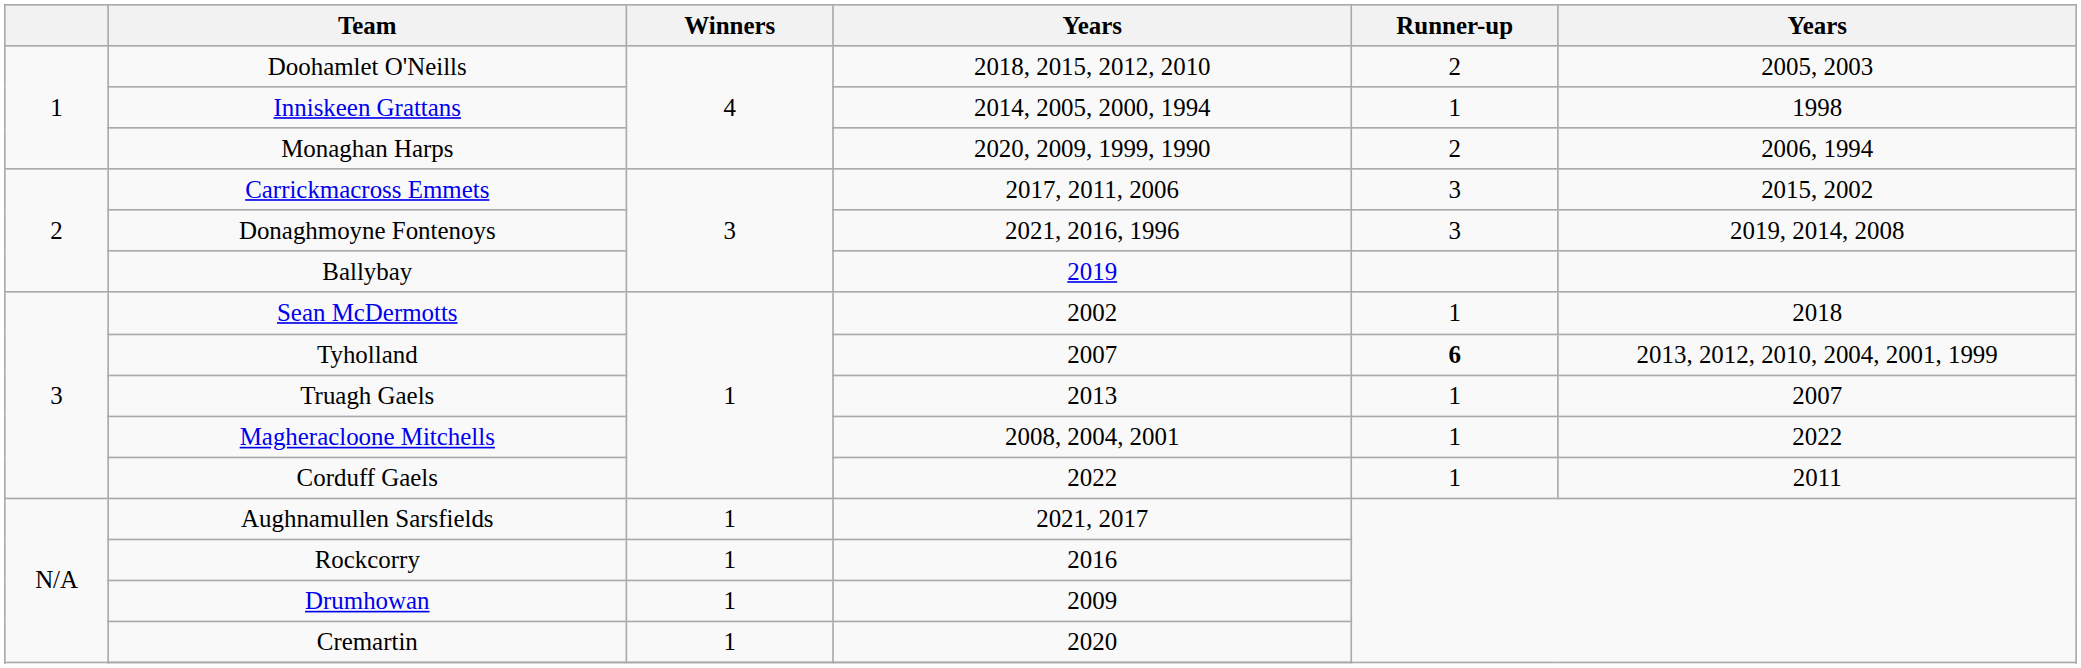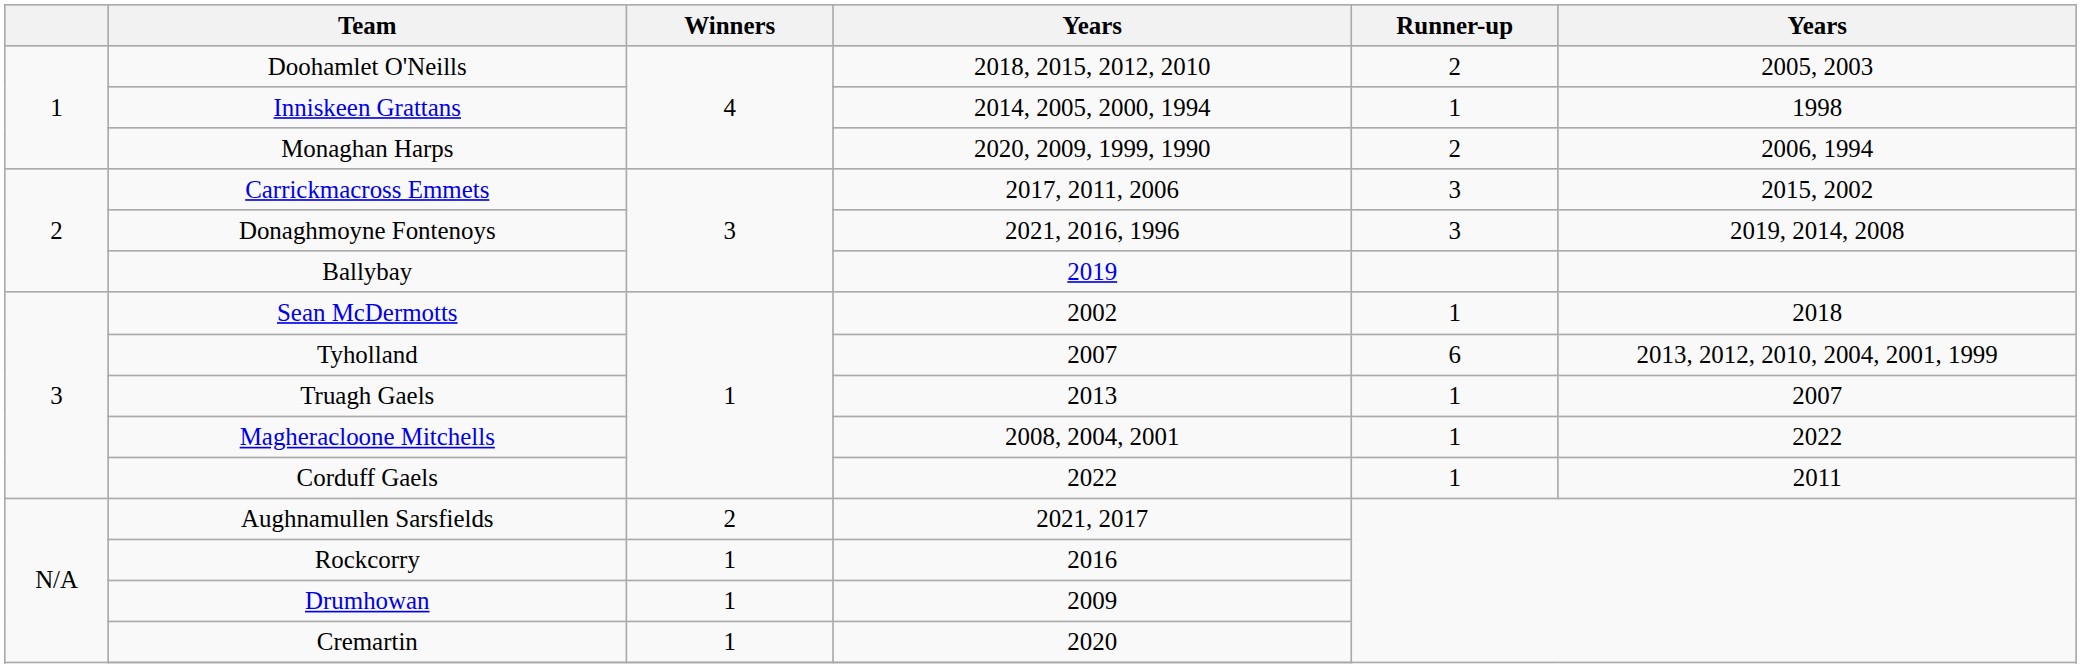(1455, 354) bold -> (1455, 354) normal
(730, 518) 1 -> (730, 518) 2
